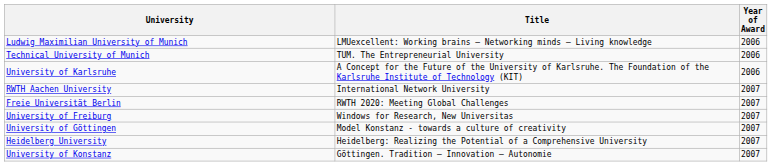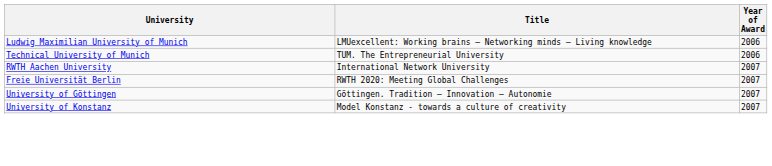- row: (61, 72)
- row: (59, 116)
(451, 129) Model Konstanz - towards a culture of creativity -> (444, 94) Göttingen. Tradition – Innovation – Autonomie
- row: (56, 142)
(444, 155) Göttingen. Tradition – Innovation – Autonomie -> (451, 107) Model Konstanz - towards a culture of creativity
